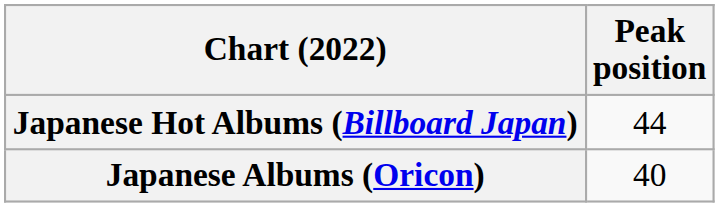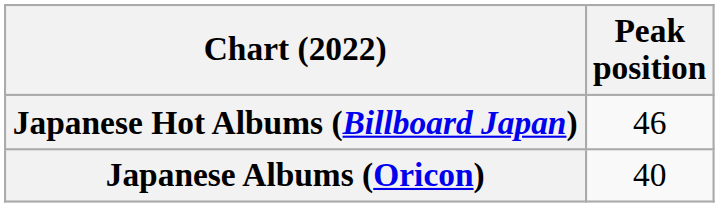(650, 121) 44 -> (650, 121) 46
